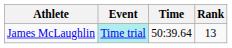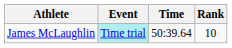(211, 33) 13 -> (211, 33) 10
